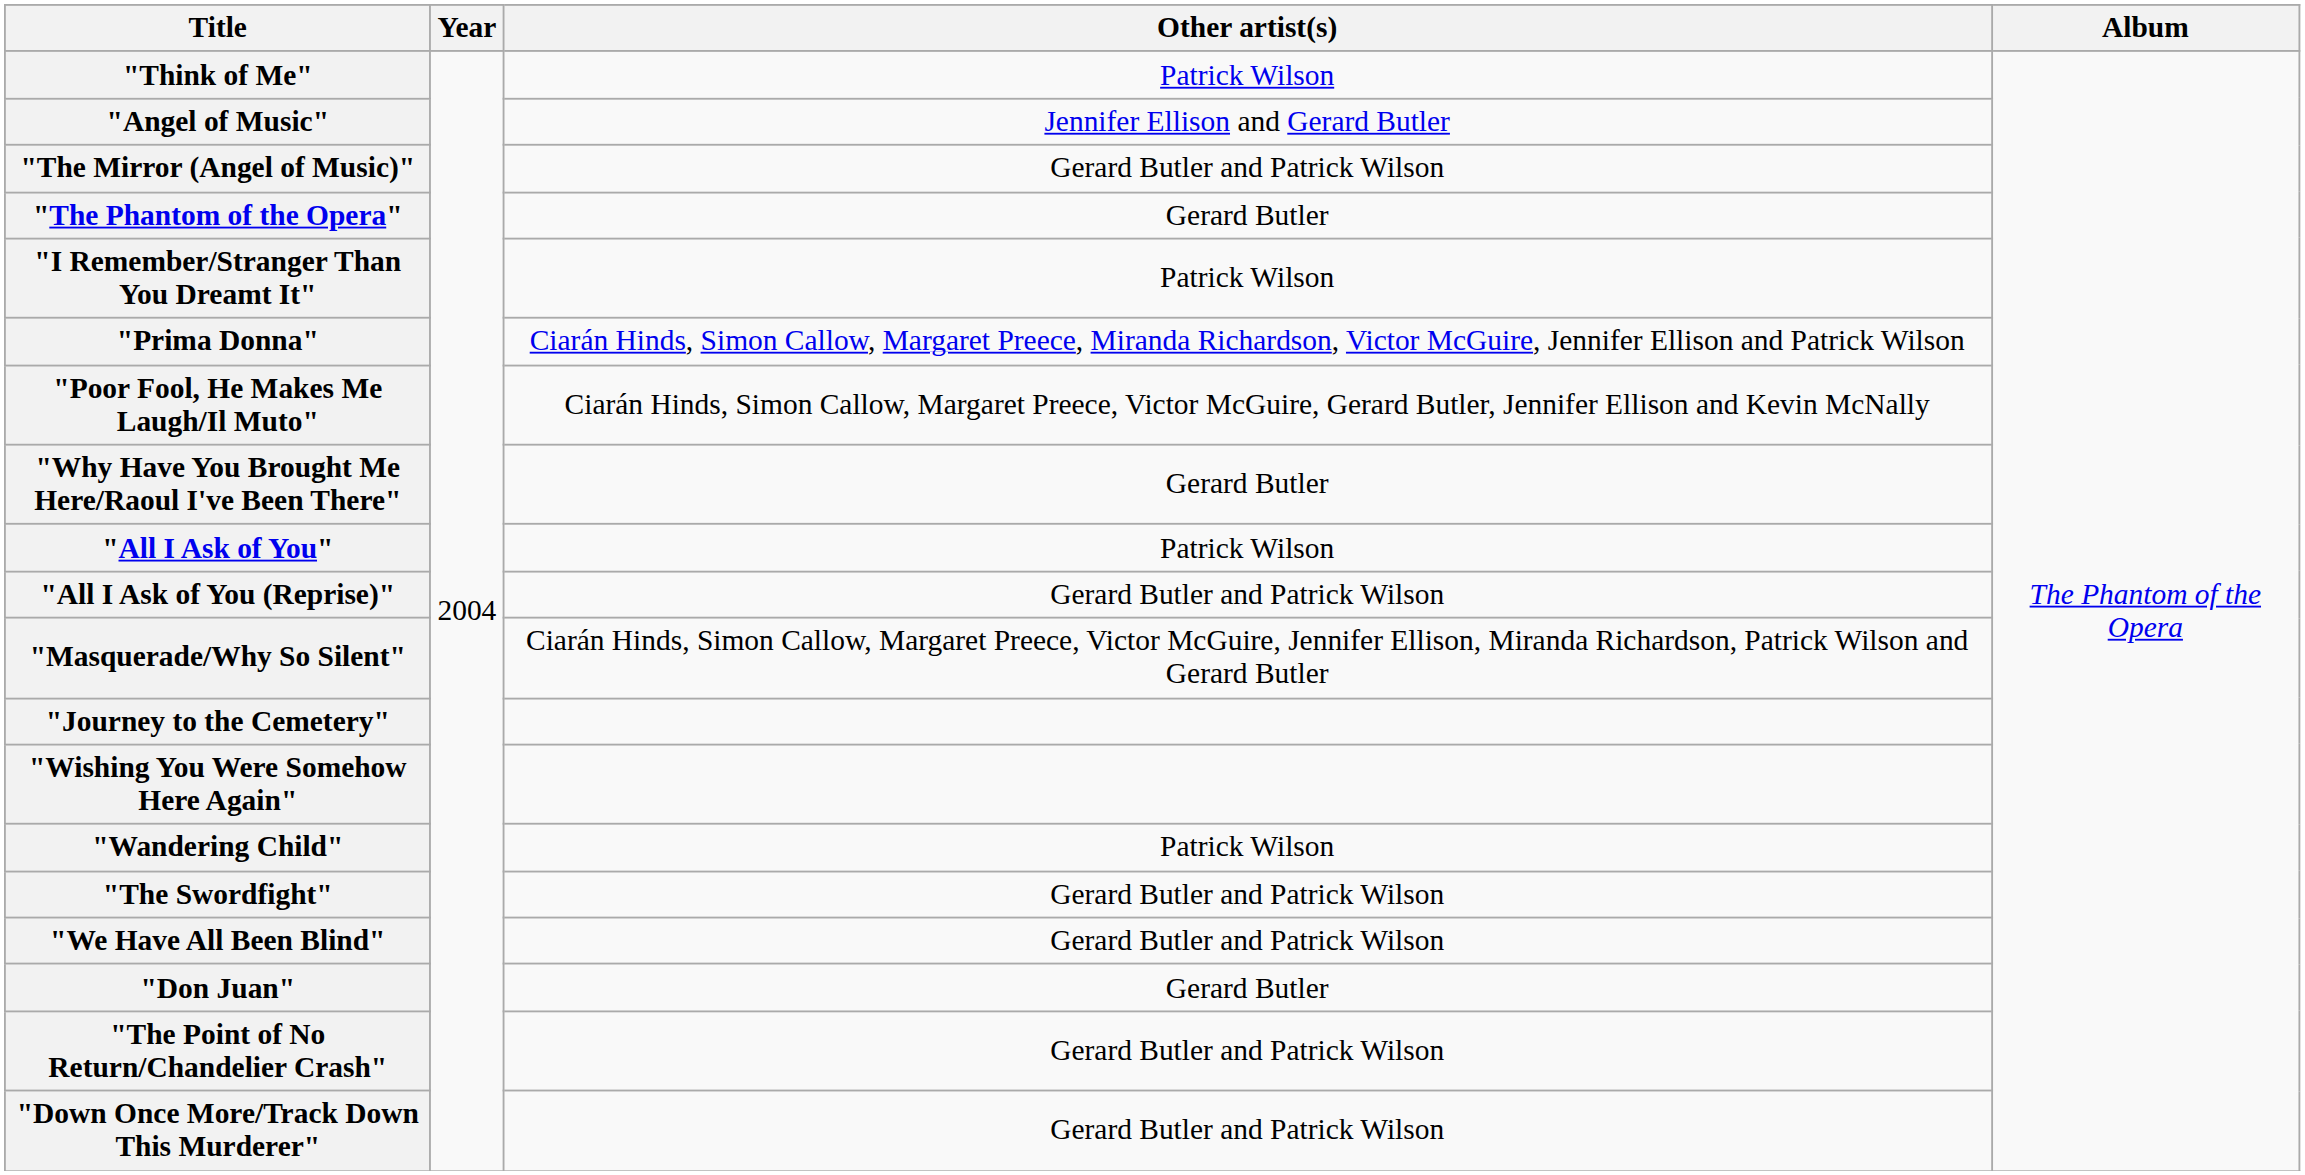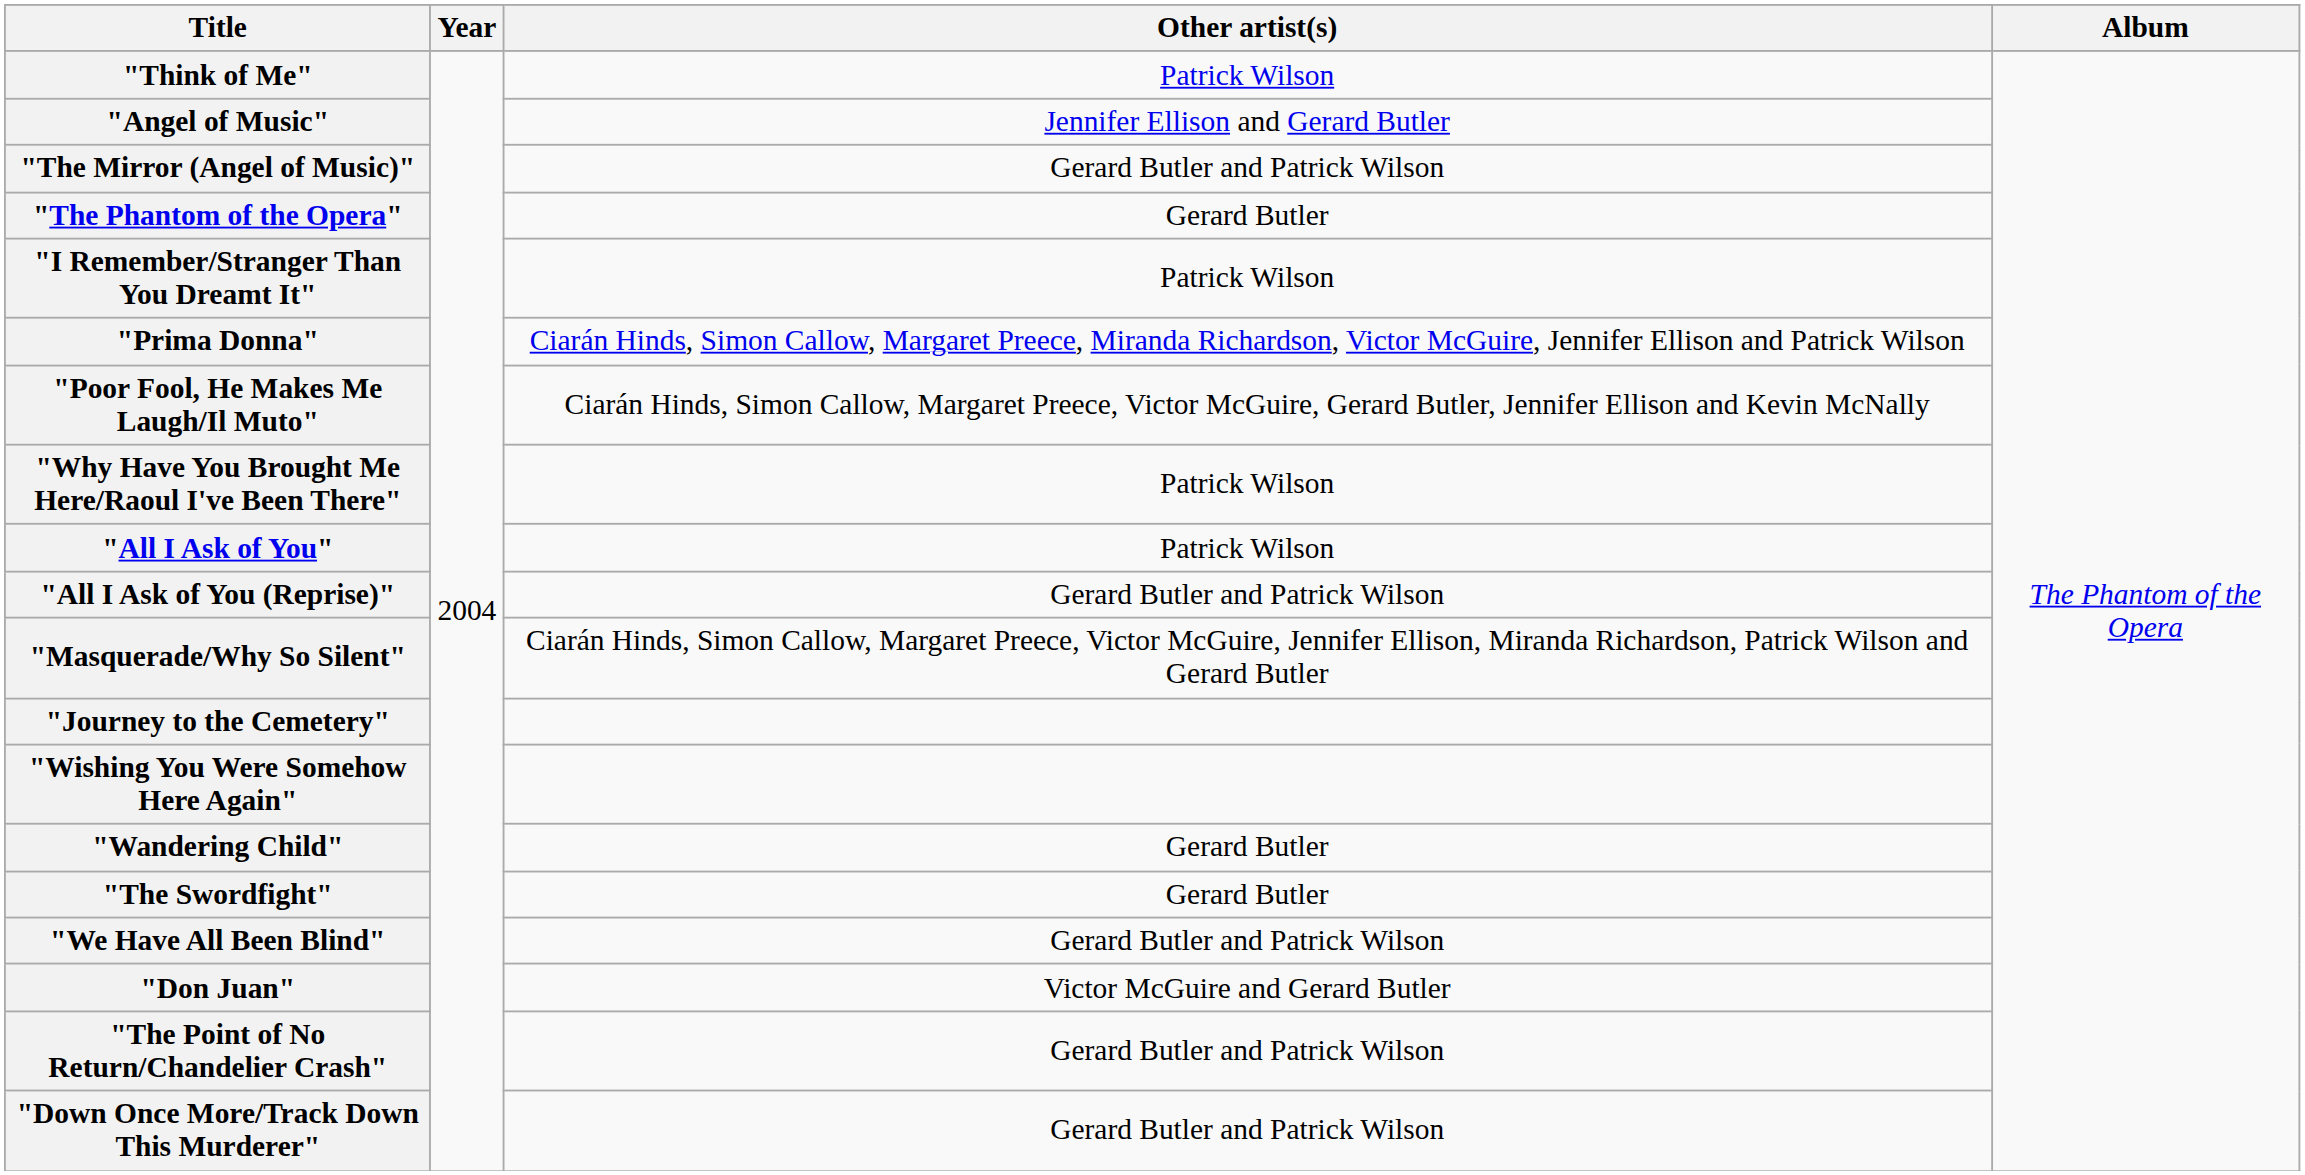(1247, 484) Gerard Butler -> (1247, 484) Patrick Wilson
(1247, 847) Patrick Wilson -> (1247, 847) Gerard Butler
(1247, 893) Gerard Butler and Patrick Wilson -> (1247, 893) Gerard Butler
(1247, 987) Gerard Butler -> (1247, 987) Victor McGuire and Gerard Butler
